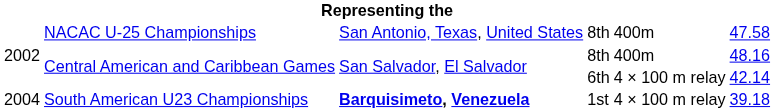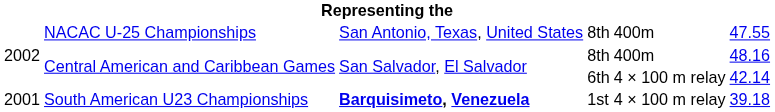(750, 33) 47.58 -> (750, 33) 47.55
(22, 99) 2004 -> (22, 99) 2001
